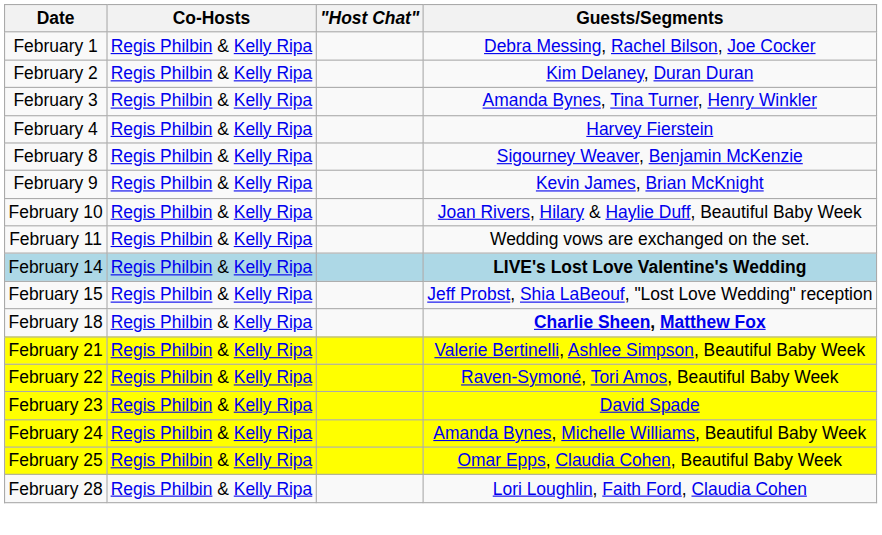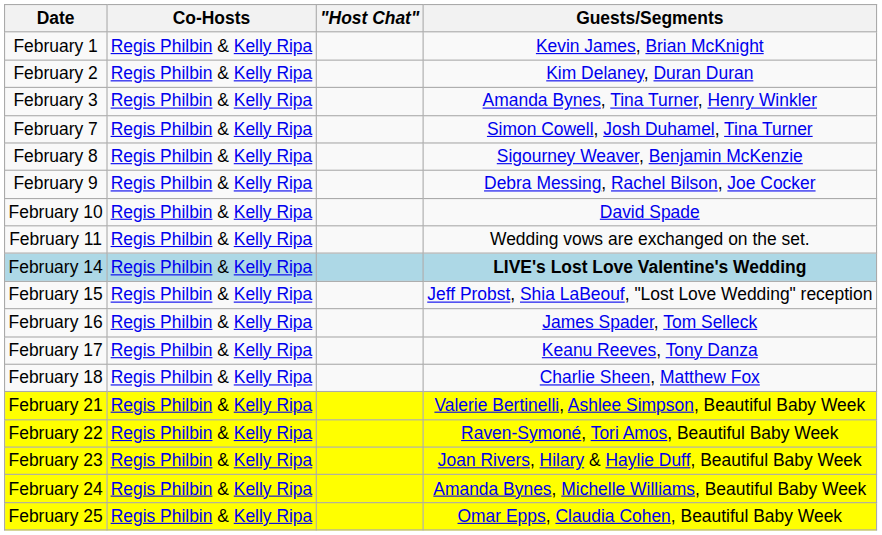(650, 45) Debra Messing, Rachel Bilson, Joe Cocker -> (650, 45) Kevin James, Brian McKnight
- row: (56, 128)
+ row: (56, 128)
(650, 184) Kevin James, Brian McKnight -> (650, 184) Debra Messing, Rachel Bilson, Joe Cocker
(650, 211) Joan Rivers, Hilary & Haylie Duff, Beautiful Baby Week -> (650, 211) David Spade
+ row: (56, 322)
+ row: (56, 350)
(650, 322) bold -> (650, 377) normal
(650, 405) David Spade -> (650, 460) Joan Rivers, Hilary & Haylie Duff, Beautiful Baby Week
- row: (56, 488)
